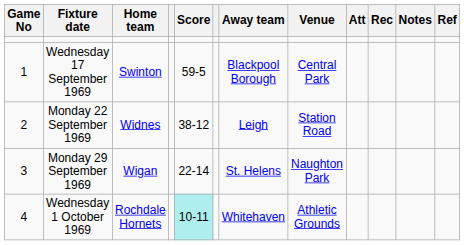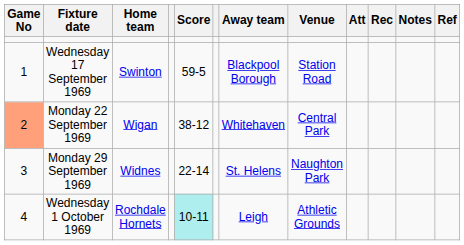(317, 72) Central Park -> (317, 72) Station Road
(24, 125) no background -> (24, 125) lightsalmon background
(140, 125) Widnes -> (140, 125) Wigan
(253, 125) Leigh -> (253, 125) Whitehaven
(317, 125) Station Road -> (317, 125) Central Park
(140, 171) Wigan -> (140, 171) Widnes
(253, 217) Whitehaven -> (253, 217) Leigh
